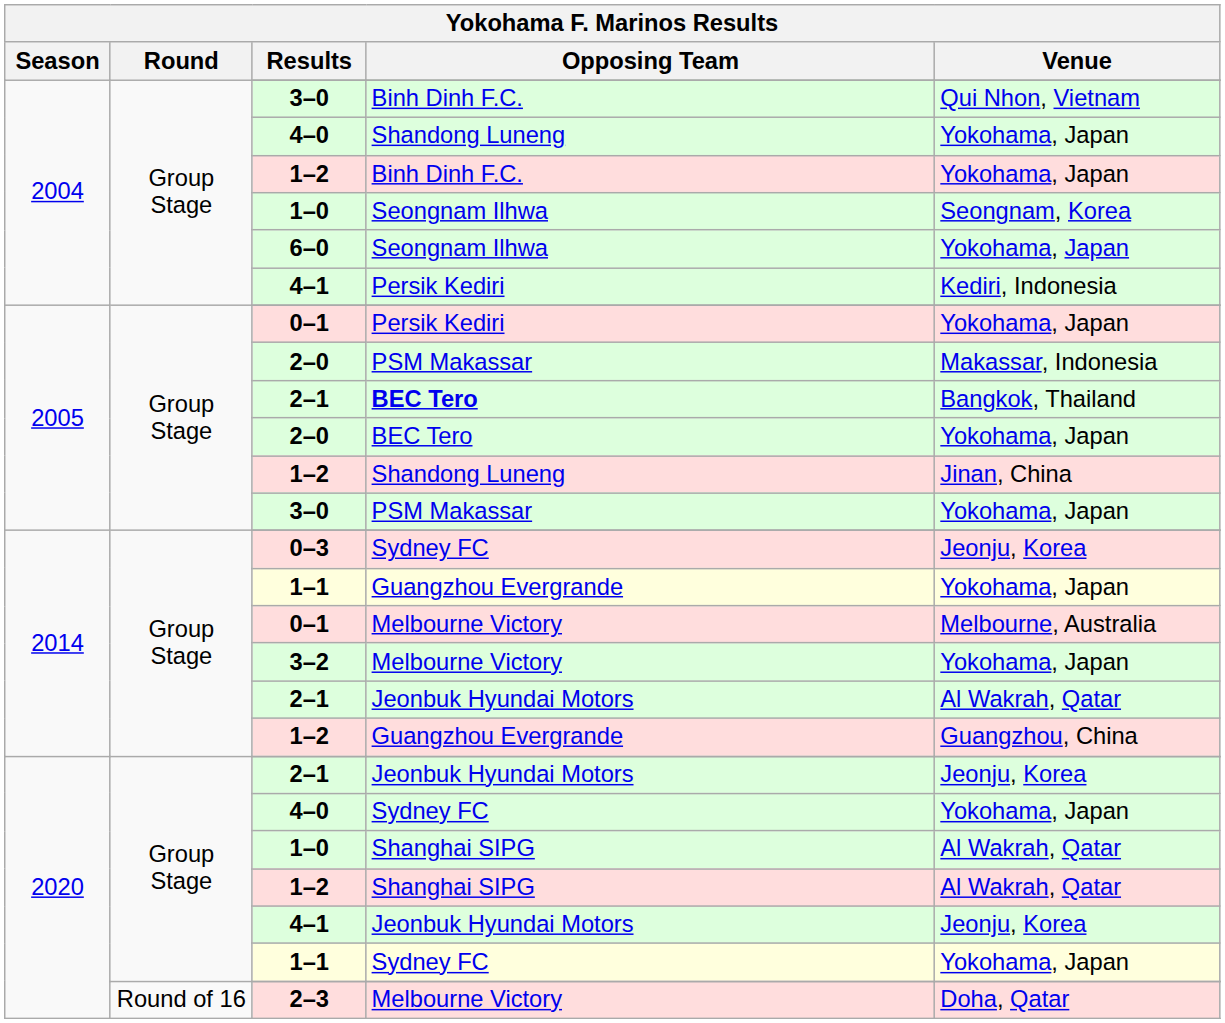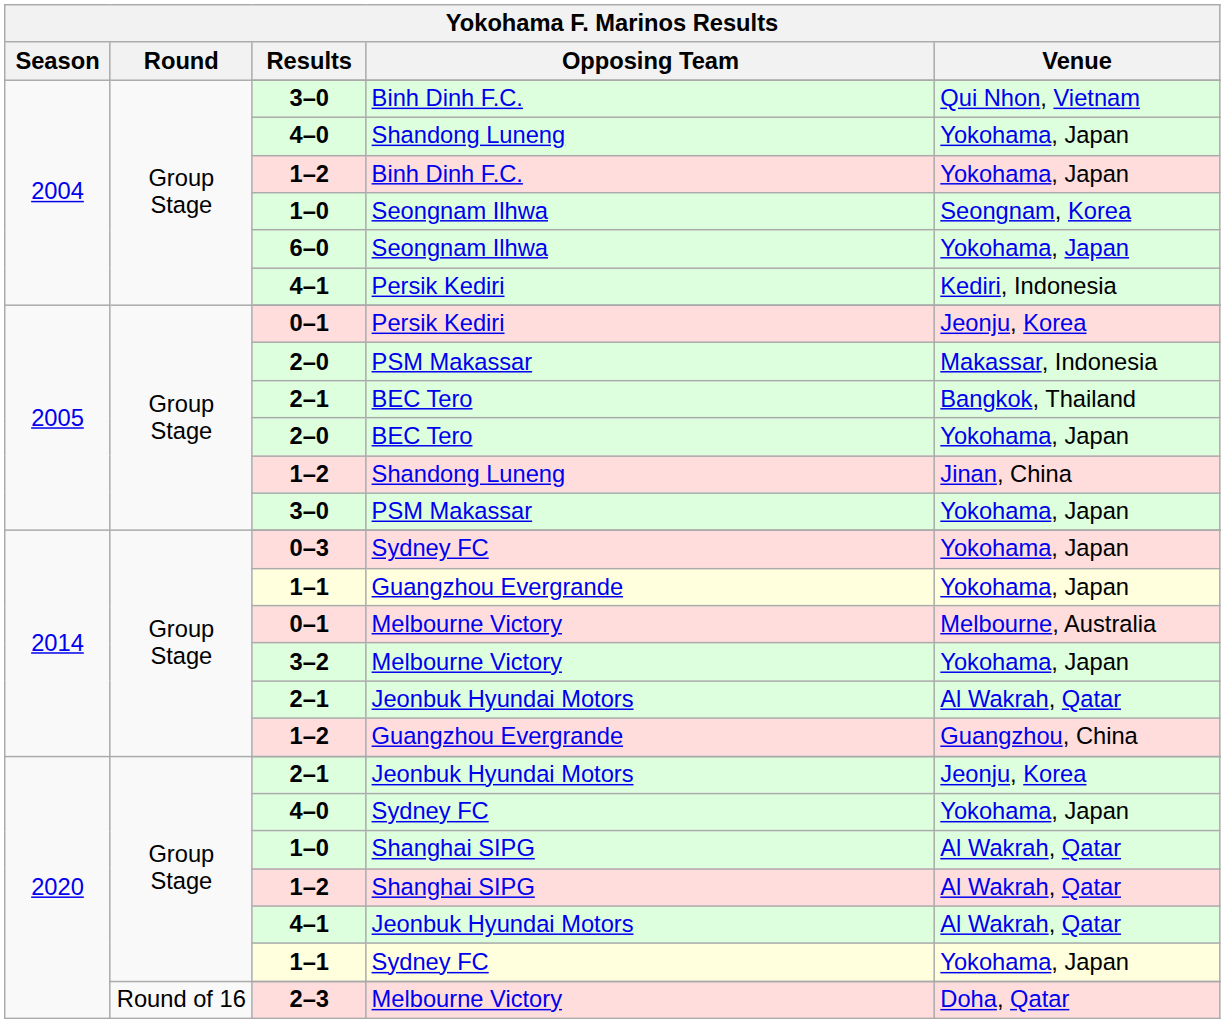(1035, 323) Yokohama, Japan -> (1013, 323) Jeonju, Korea
(425, 398) bold -> (422, 398) normal
(1013, 549) Jeonju, Korea -> (1035, 549) Yokohama, Japan
(1013, 924) Jeonju, Korea -> (1031, 924) Al Wakrah, Qatar
